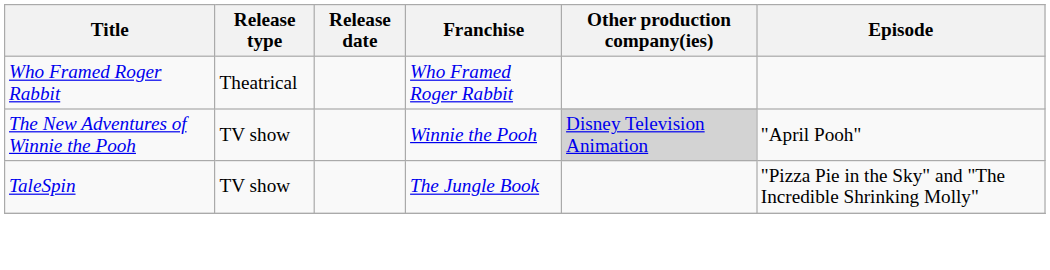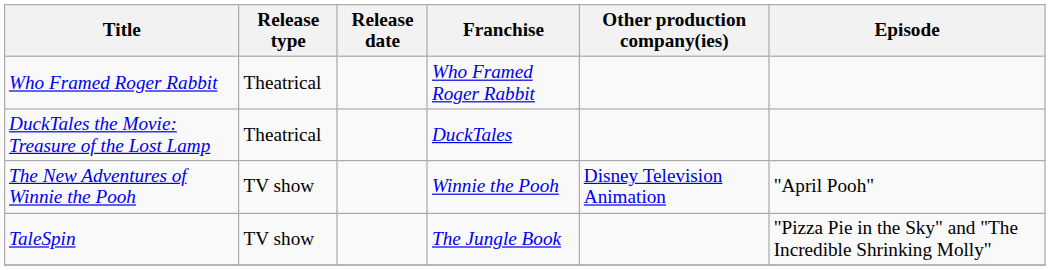+ row: (110, 134)
(635, 134) lightgrey background -> (653, 186) no background
